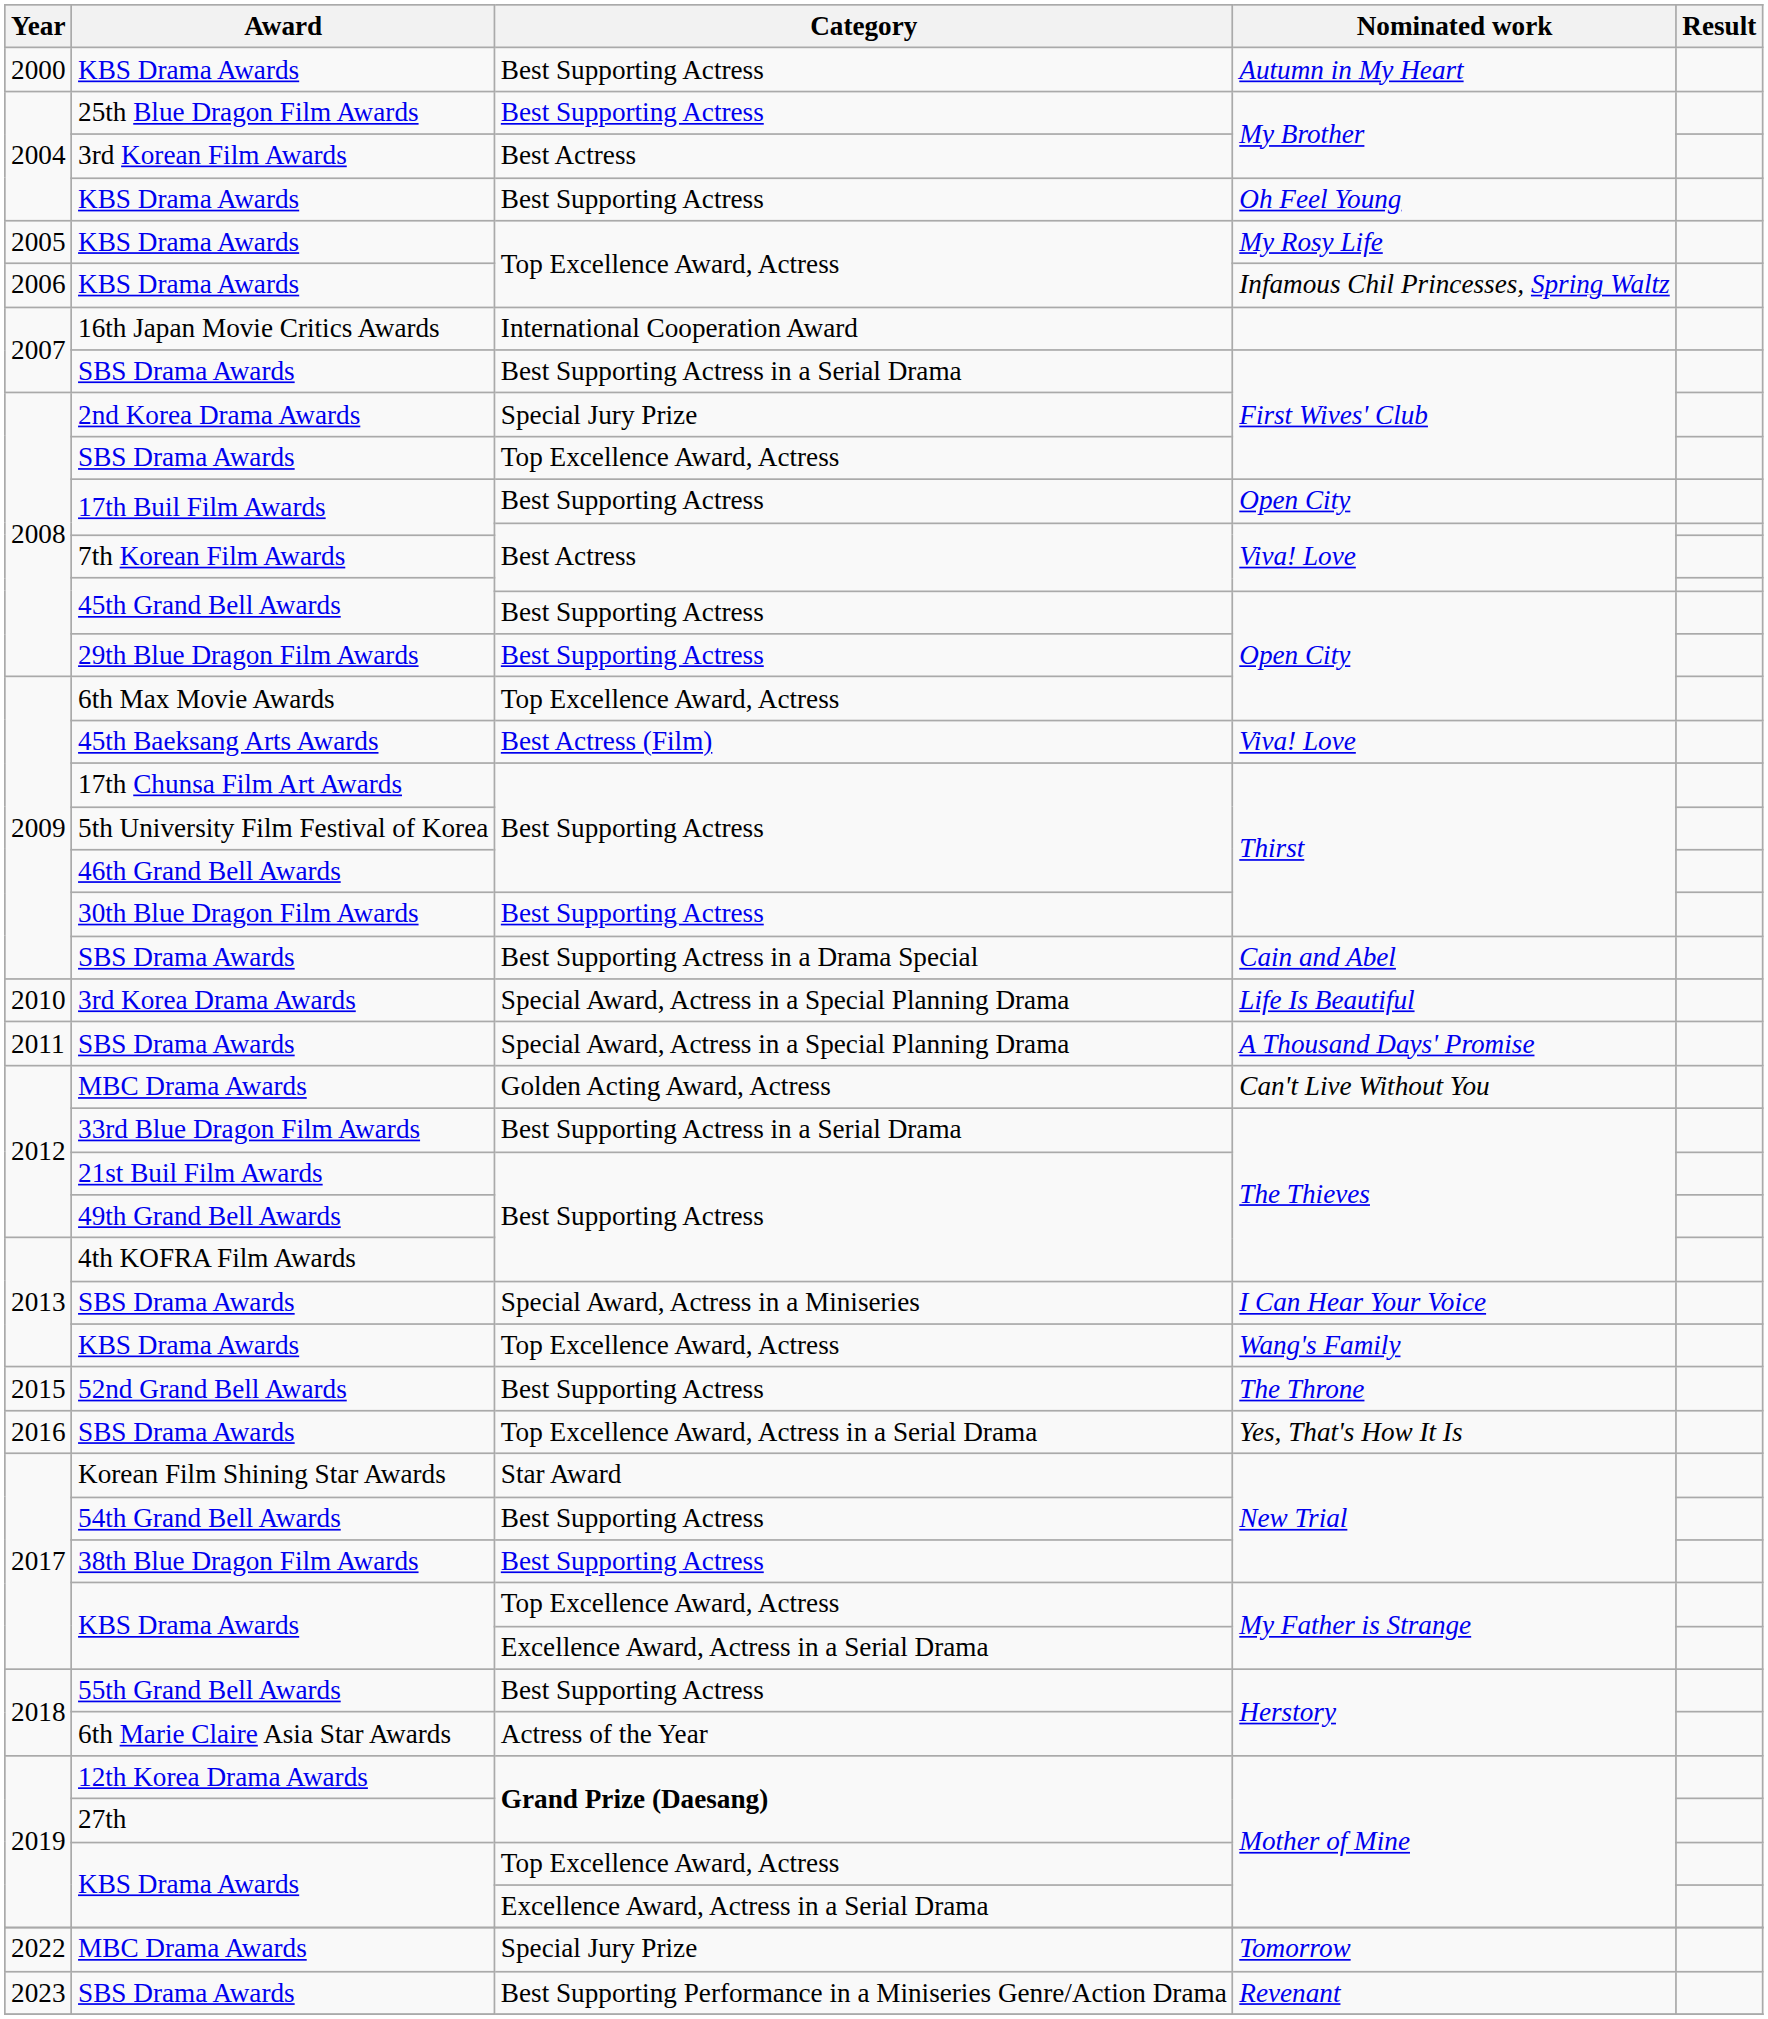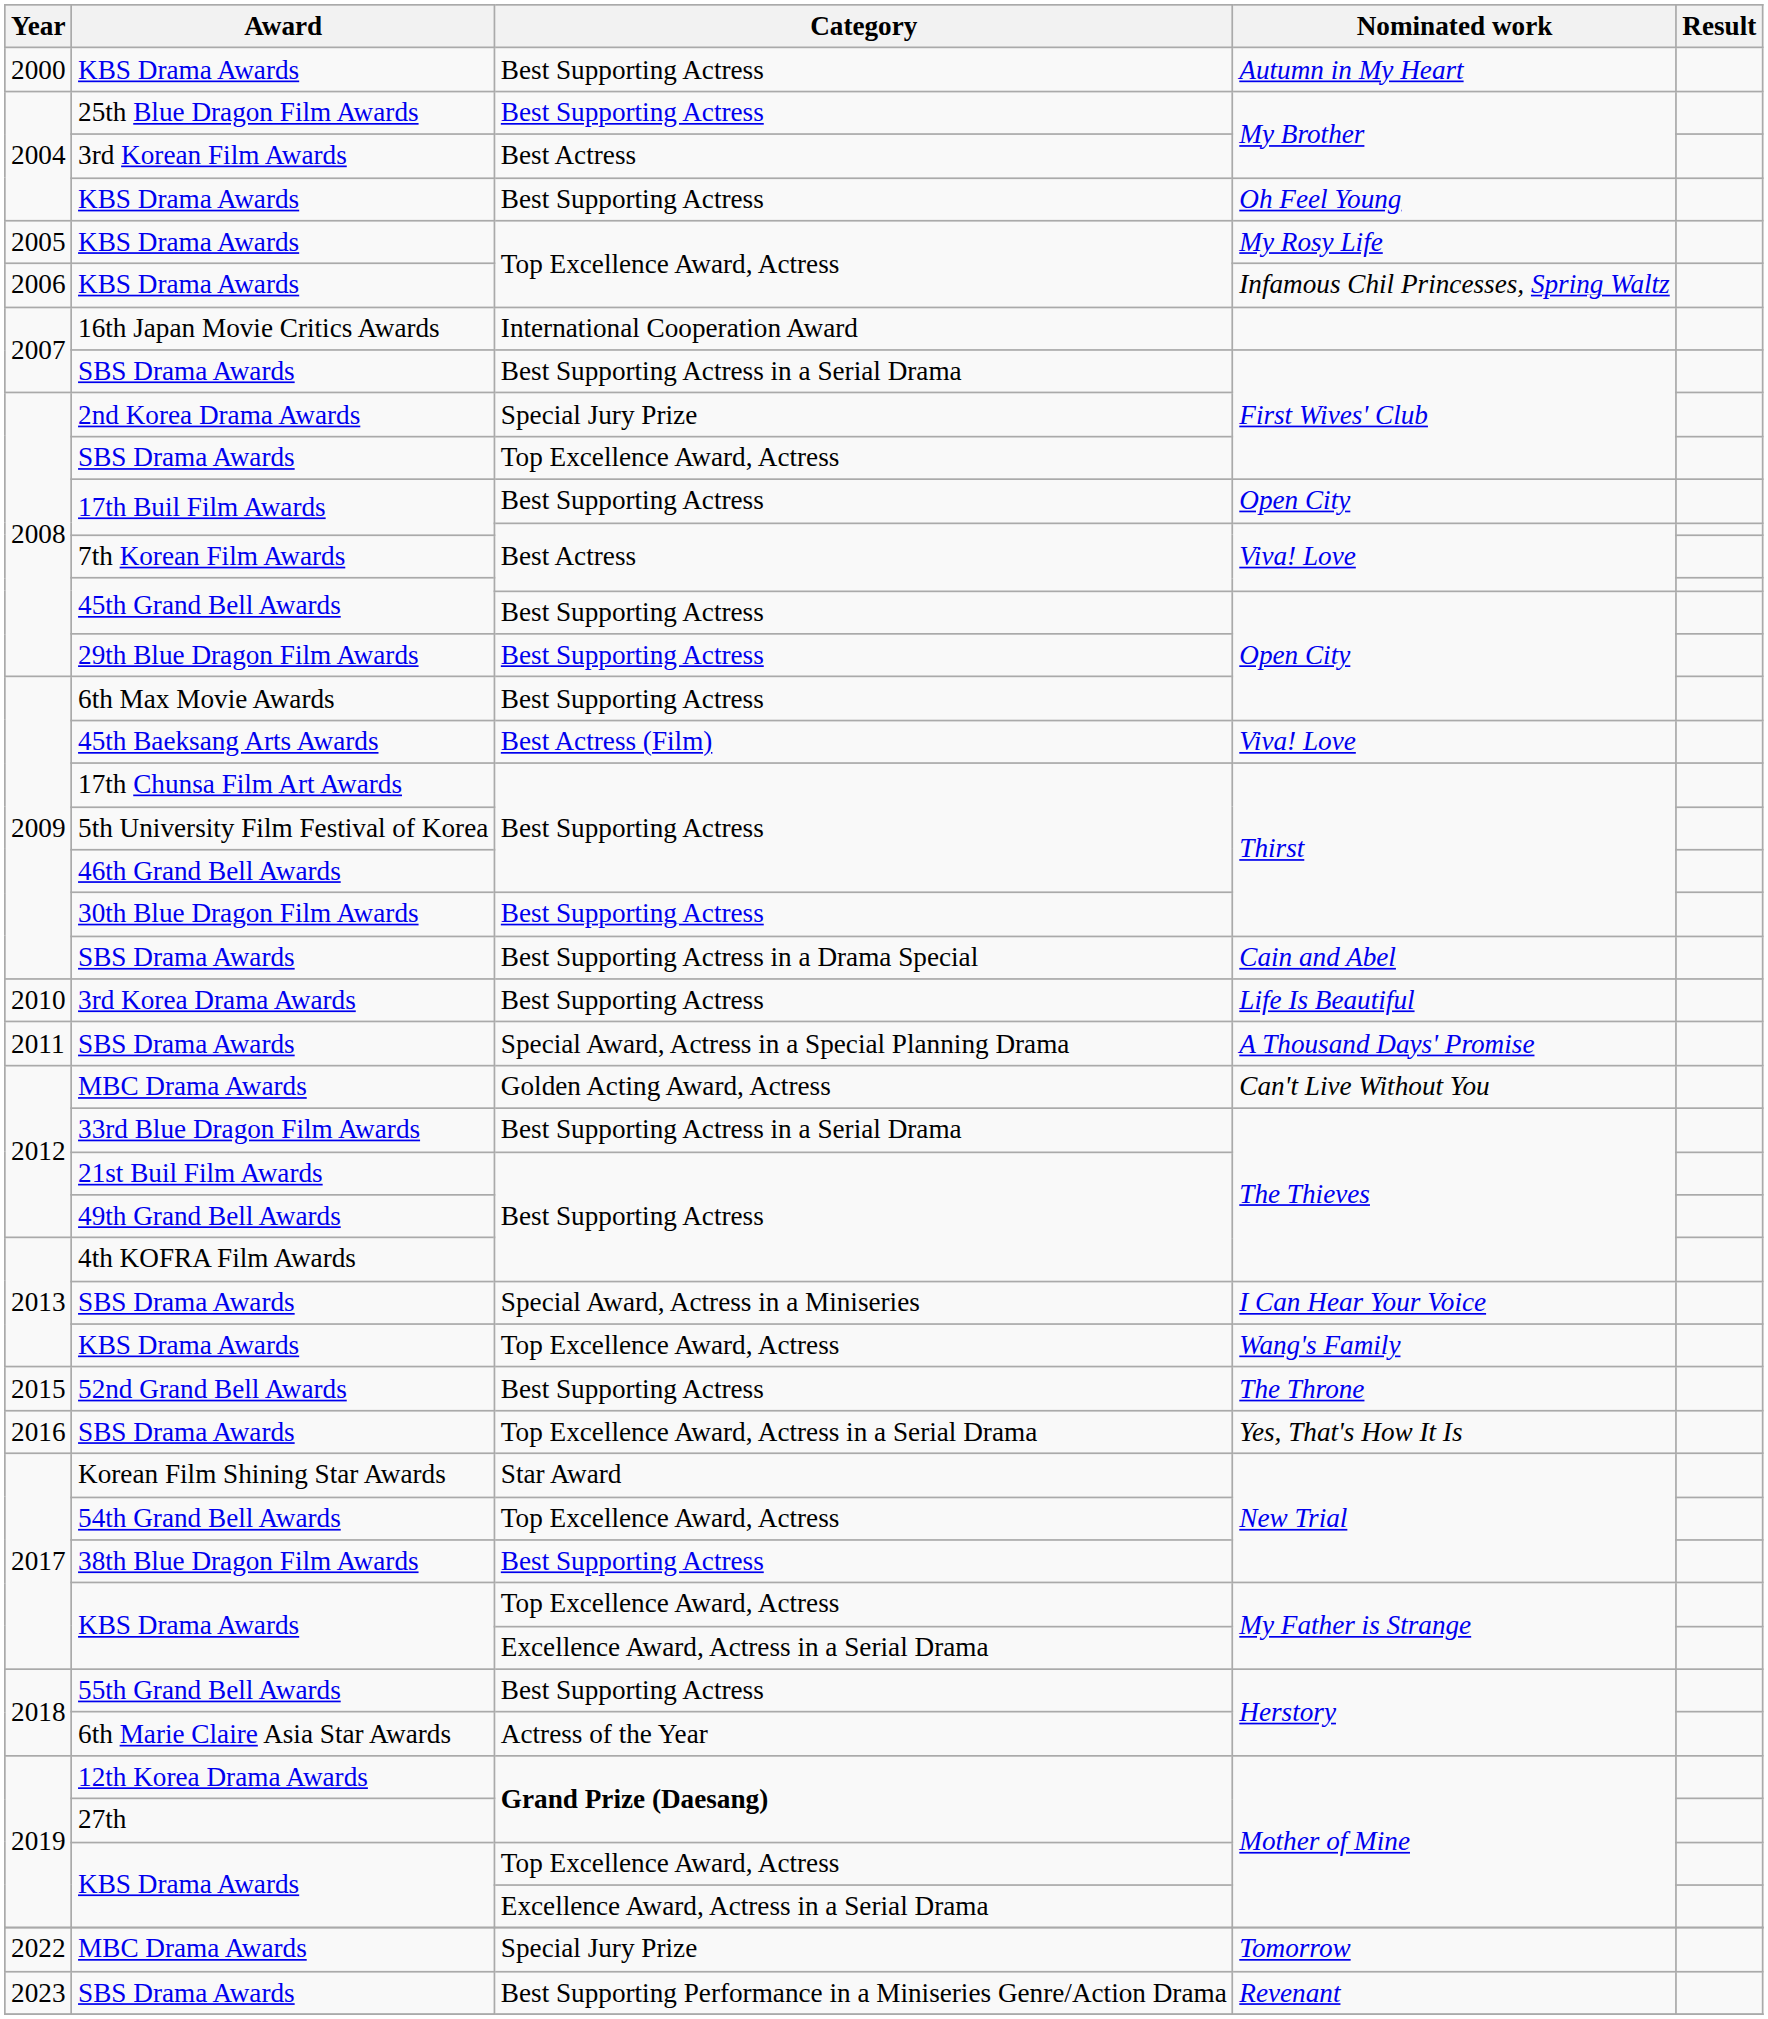(670, 698) Top Excellence Award, Actress -> (632, 698) Best Supporting Actress
(785, 1000) Special Award, Actress in a Special Planning Drama -> (632, 1000) Best Supporting Actress
(632, 1517) Best Supporting Actress -> (670, 1517) Top Excellence Award, Actress
